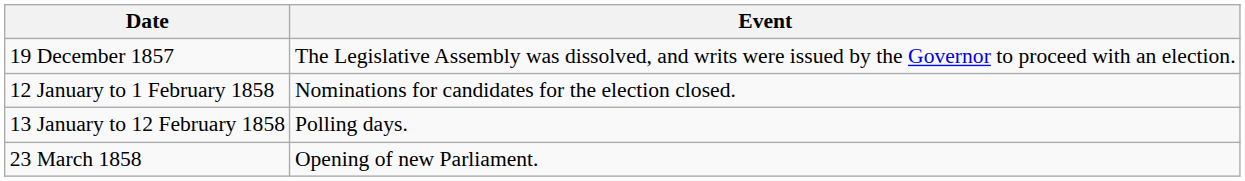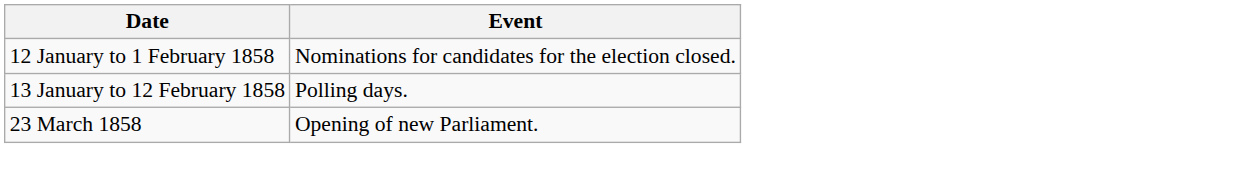- row: (92, 55)
